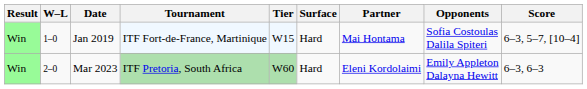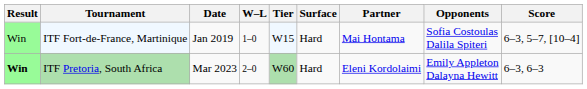columns swapped: (55, 13) <-> (195, 13)
(17, 68) normal -> (17, 68) bold
